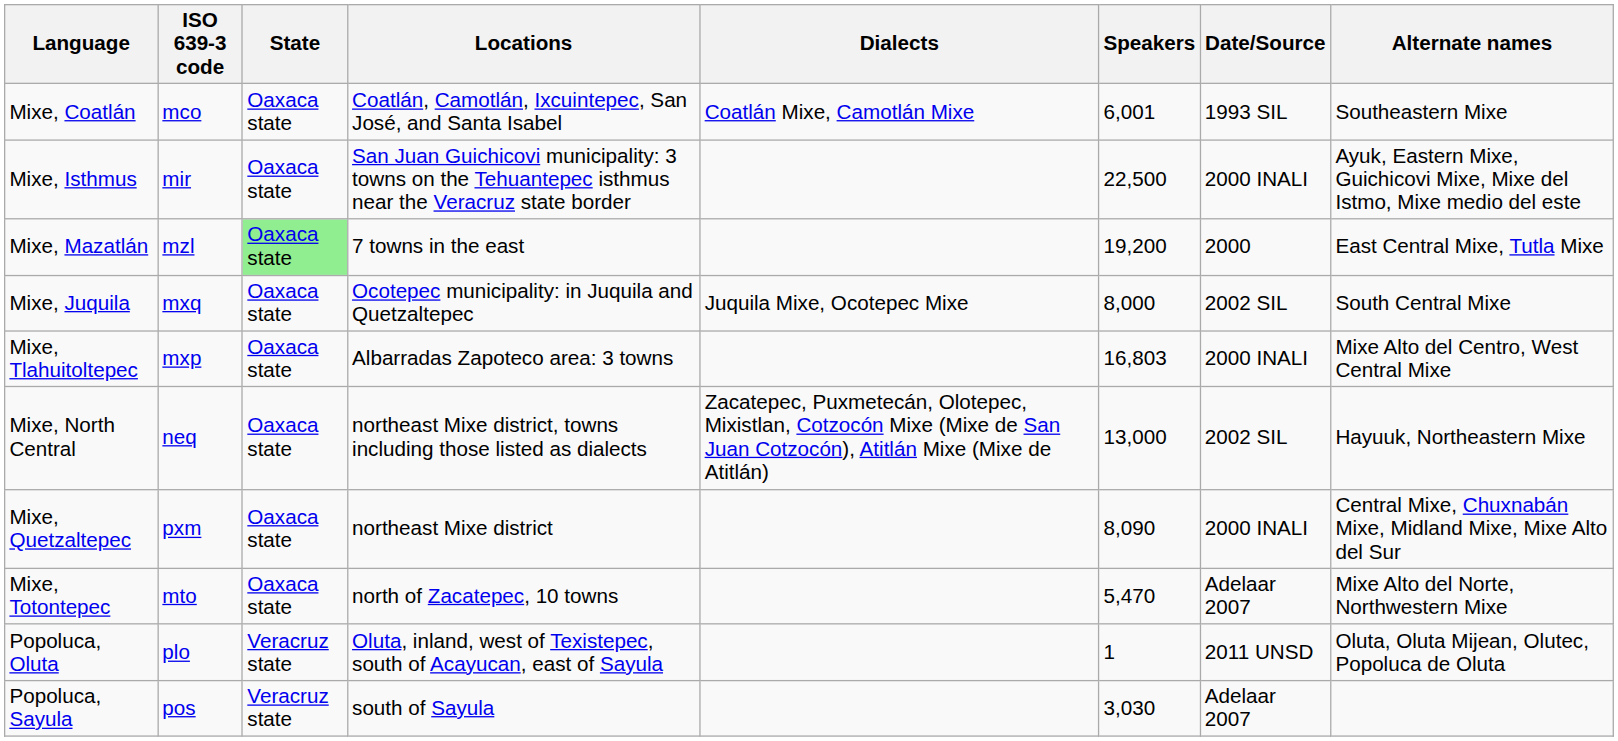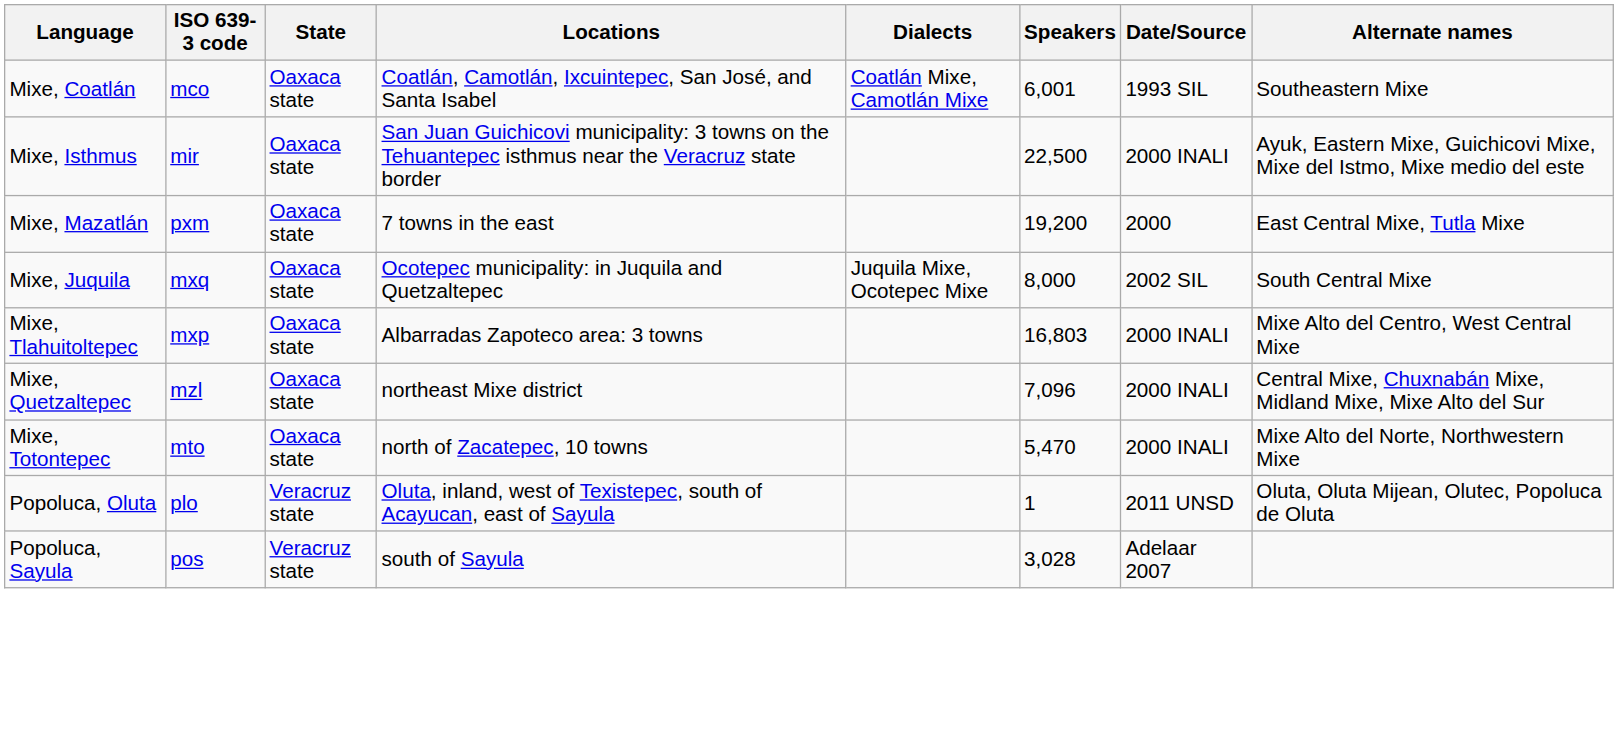(178, 246) mzl -> (190, 223) pxm
(283, 246) lightgreen background -> (305, 223) no background
- row: (62, 437)
(182, 528) pxm -> (186, 391) mzl
(1129, 528) 8,090 -> (1050, 391) 7,096
(1240, 596) Adelaar 2007 -> (1177, 447) 2000 INALI
(1129, 708) 3,030 -> (1050, 559) 3,028
